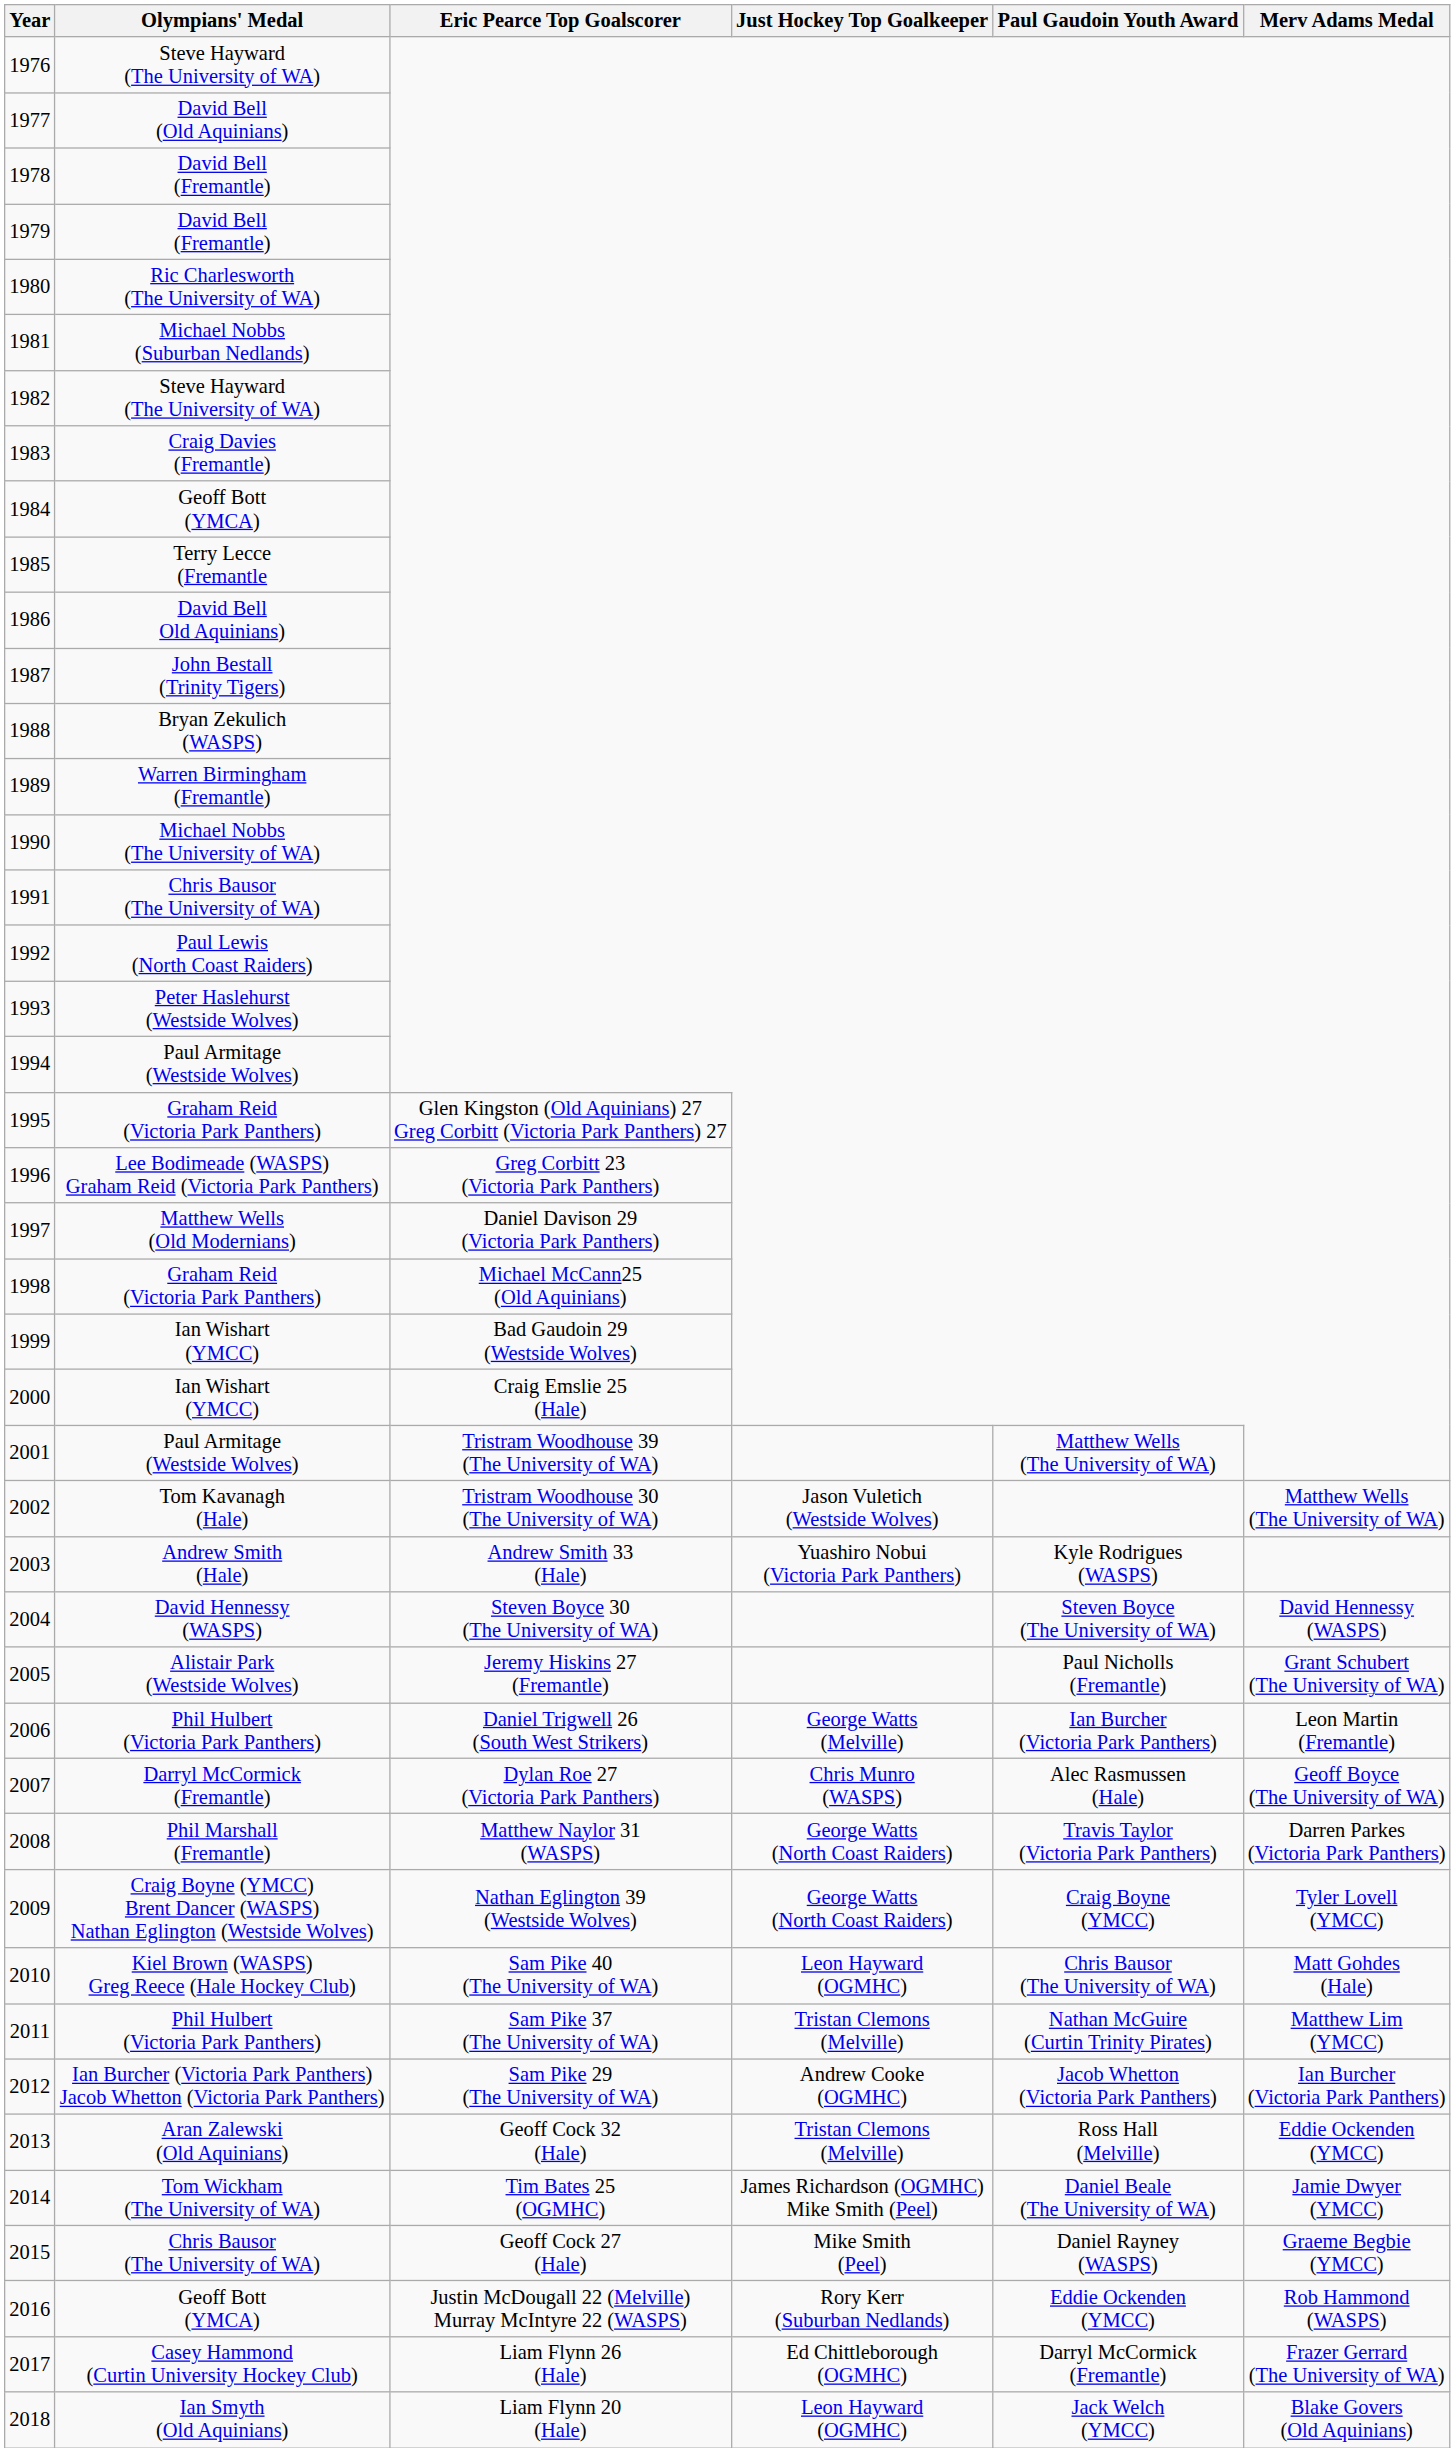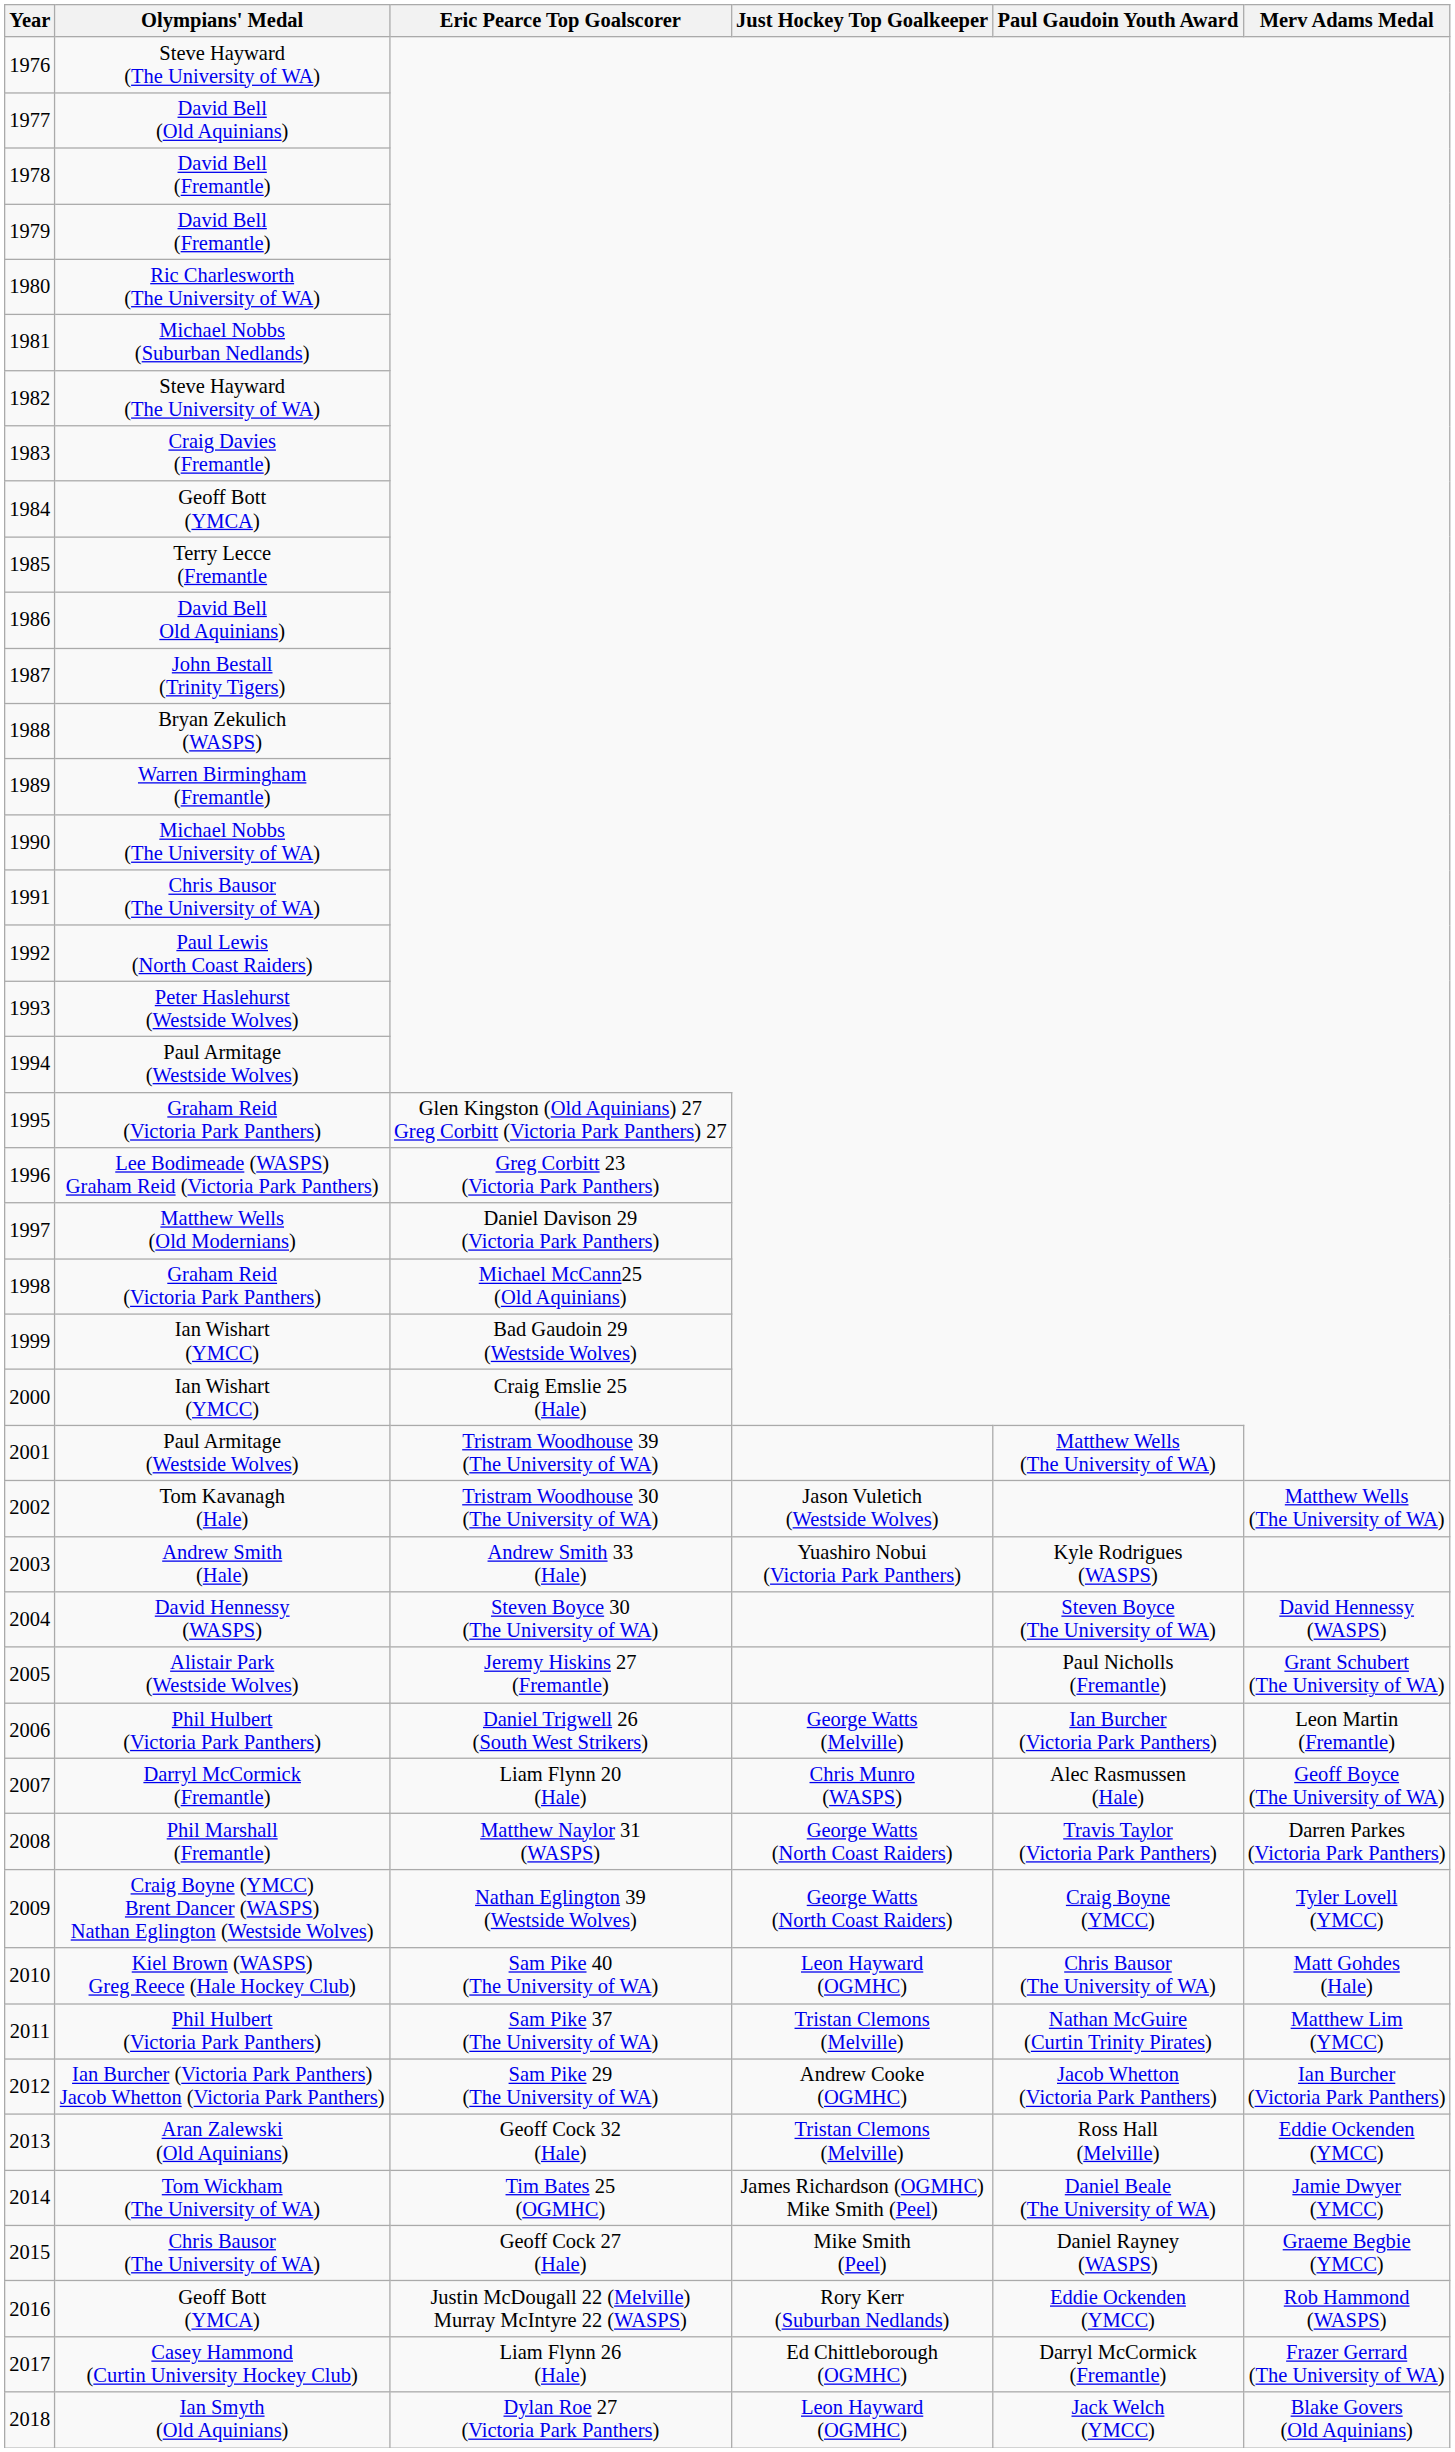(560, 1785) Dylan Roe 27 (Victoria Park Panthers) -> (560, 1785) Liam Flynn 20 (Hale)
(560, 2419) Liam Flynn 20 (Hale) -> (560, 2419) Dylan Roe 27 (Victoria Park Panthers)
